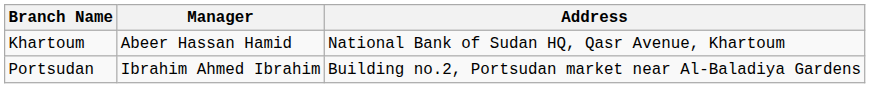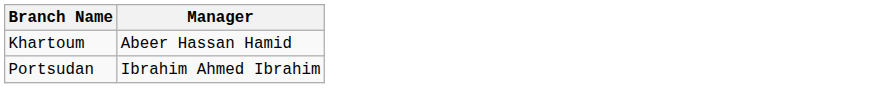- column: (595, 18)
